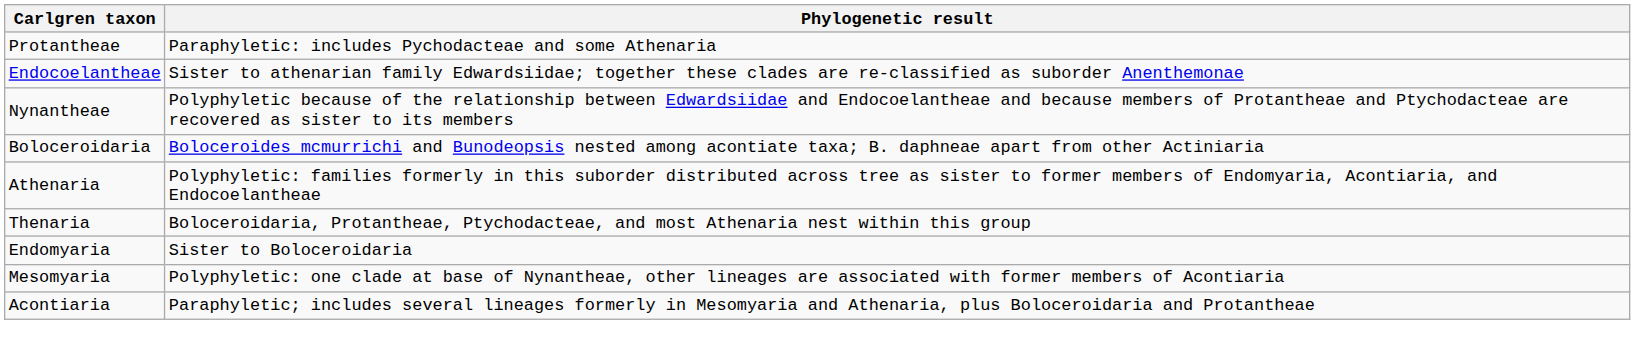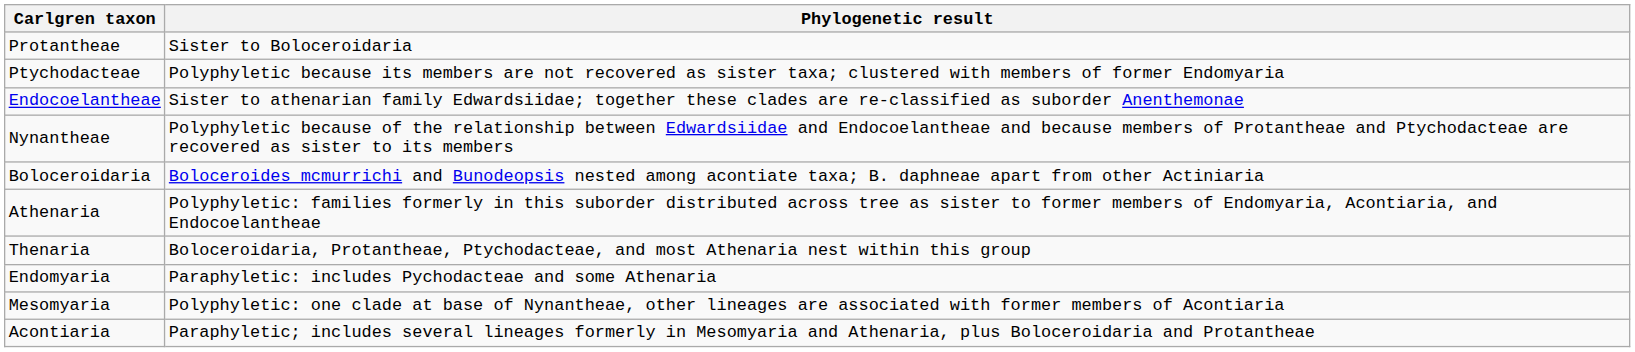(443, 46) Paraphyletic: includes Pychodacteae and some Athenaria -> (291, 46) Sister to Boloceroidaria
+ row: (75, 74)
(291, 250) Sister to Boloceroidaria -> (443, 278) Paraphyletic: includes Pychodacteae and some Athenaria
